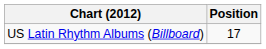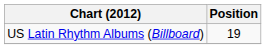(234, 33) 17 -> (234, 33) 19
